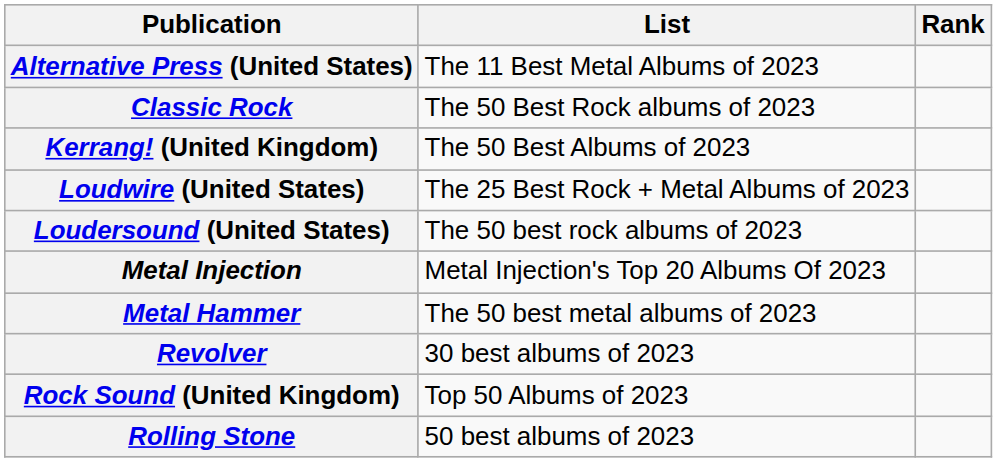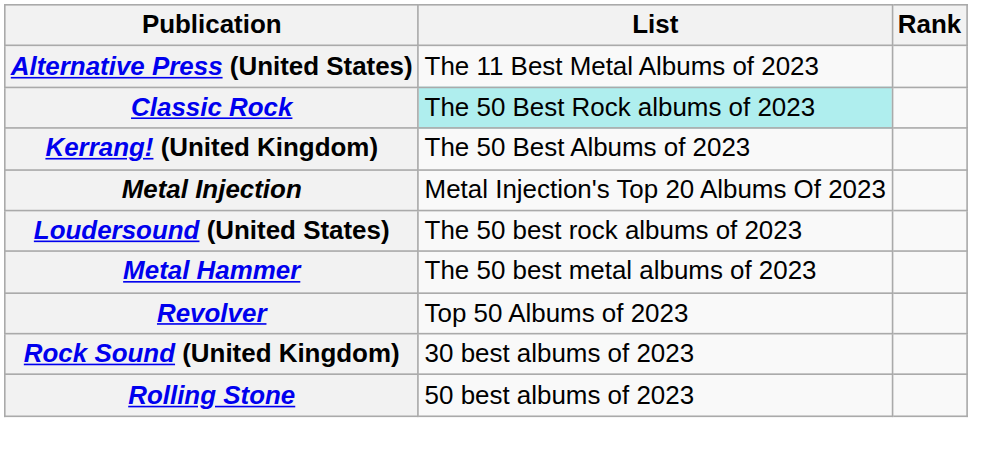(620, 107) no background -> (620, 107) paleturquoise background
- row: (212, 189)
rows swapped: (212, 230) <-> (212, 271)
(559, 353) 30 best albums of 2023 -> (556, 312) Top 50 Albums of 2023
(556, 395) Top 50 Albums of 2023 -> (559, 353) 30 best albums of 2023
